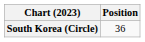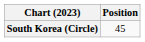(120, 28) 36 -> (120, 28) 45
